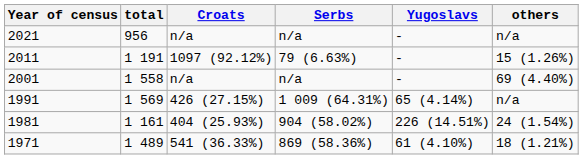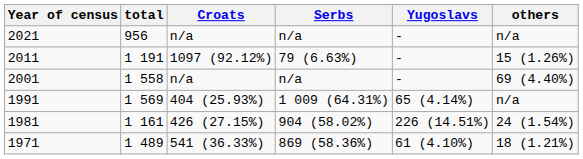(217, 101) 426 (27.15%) -> (217, 101) 404 (25.93%)
(217, 122) 404 (25.93%) -> (217, 122) 426 (27.15%)
